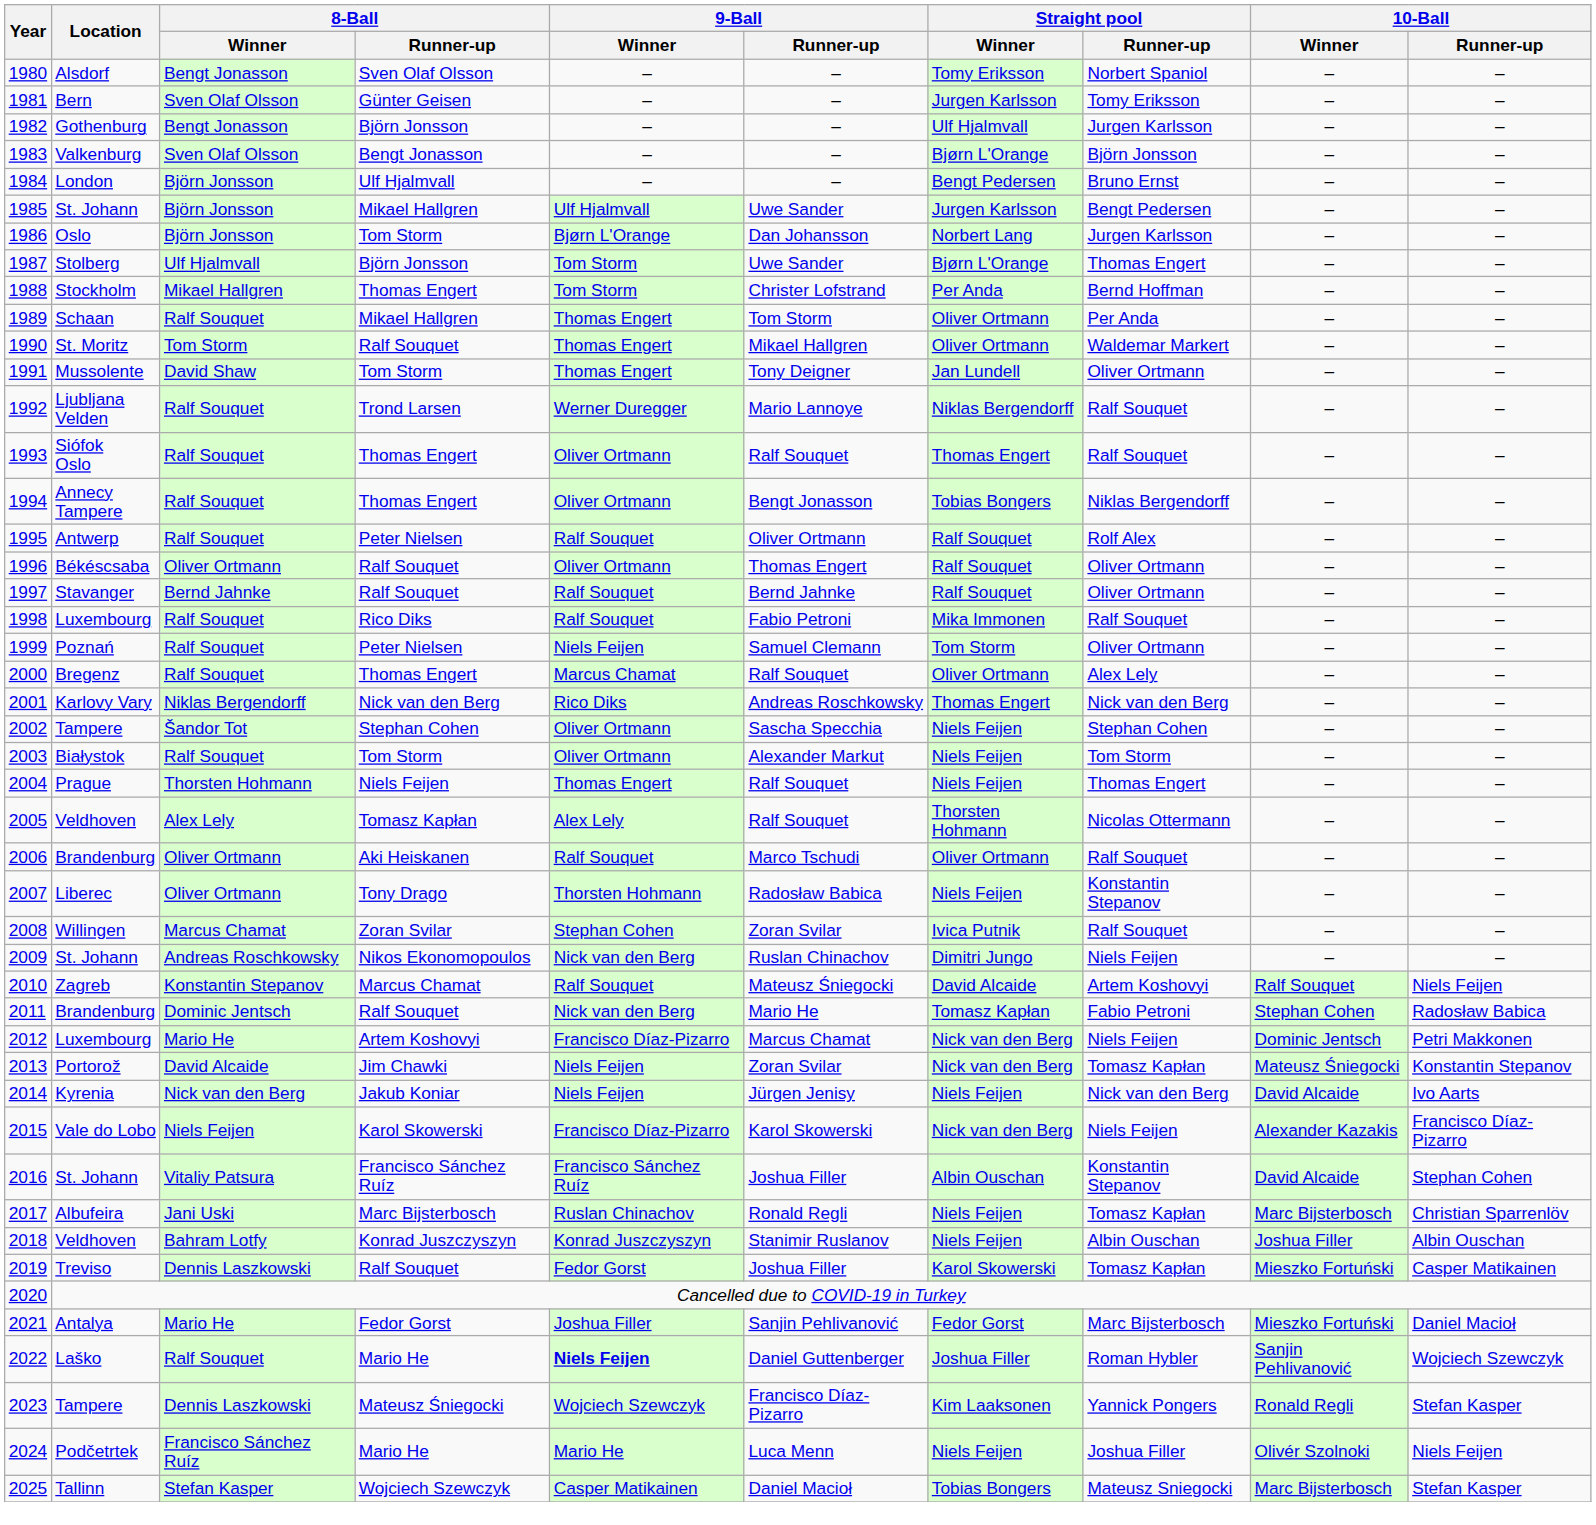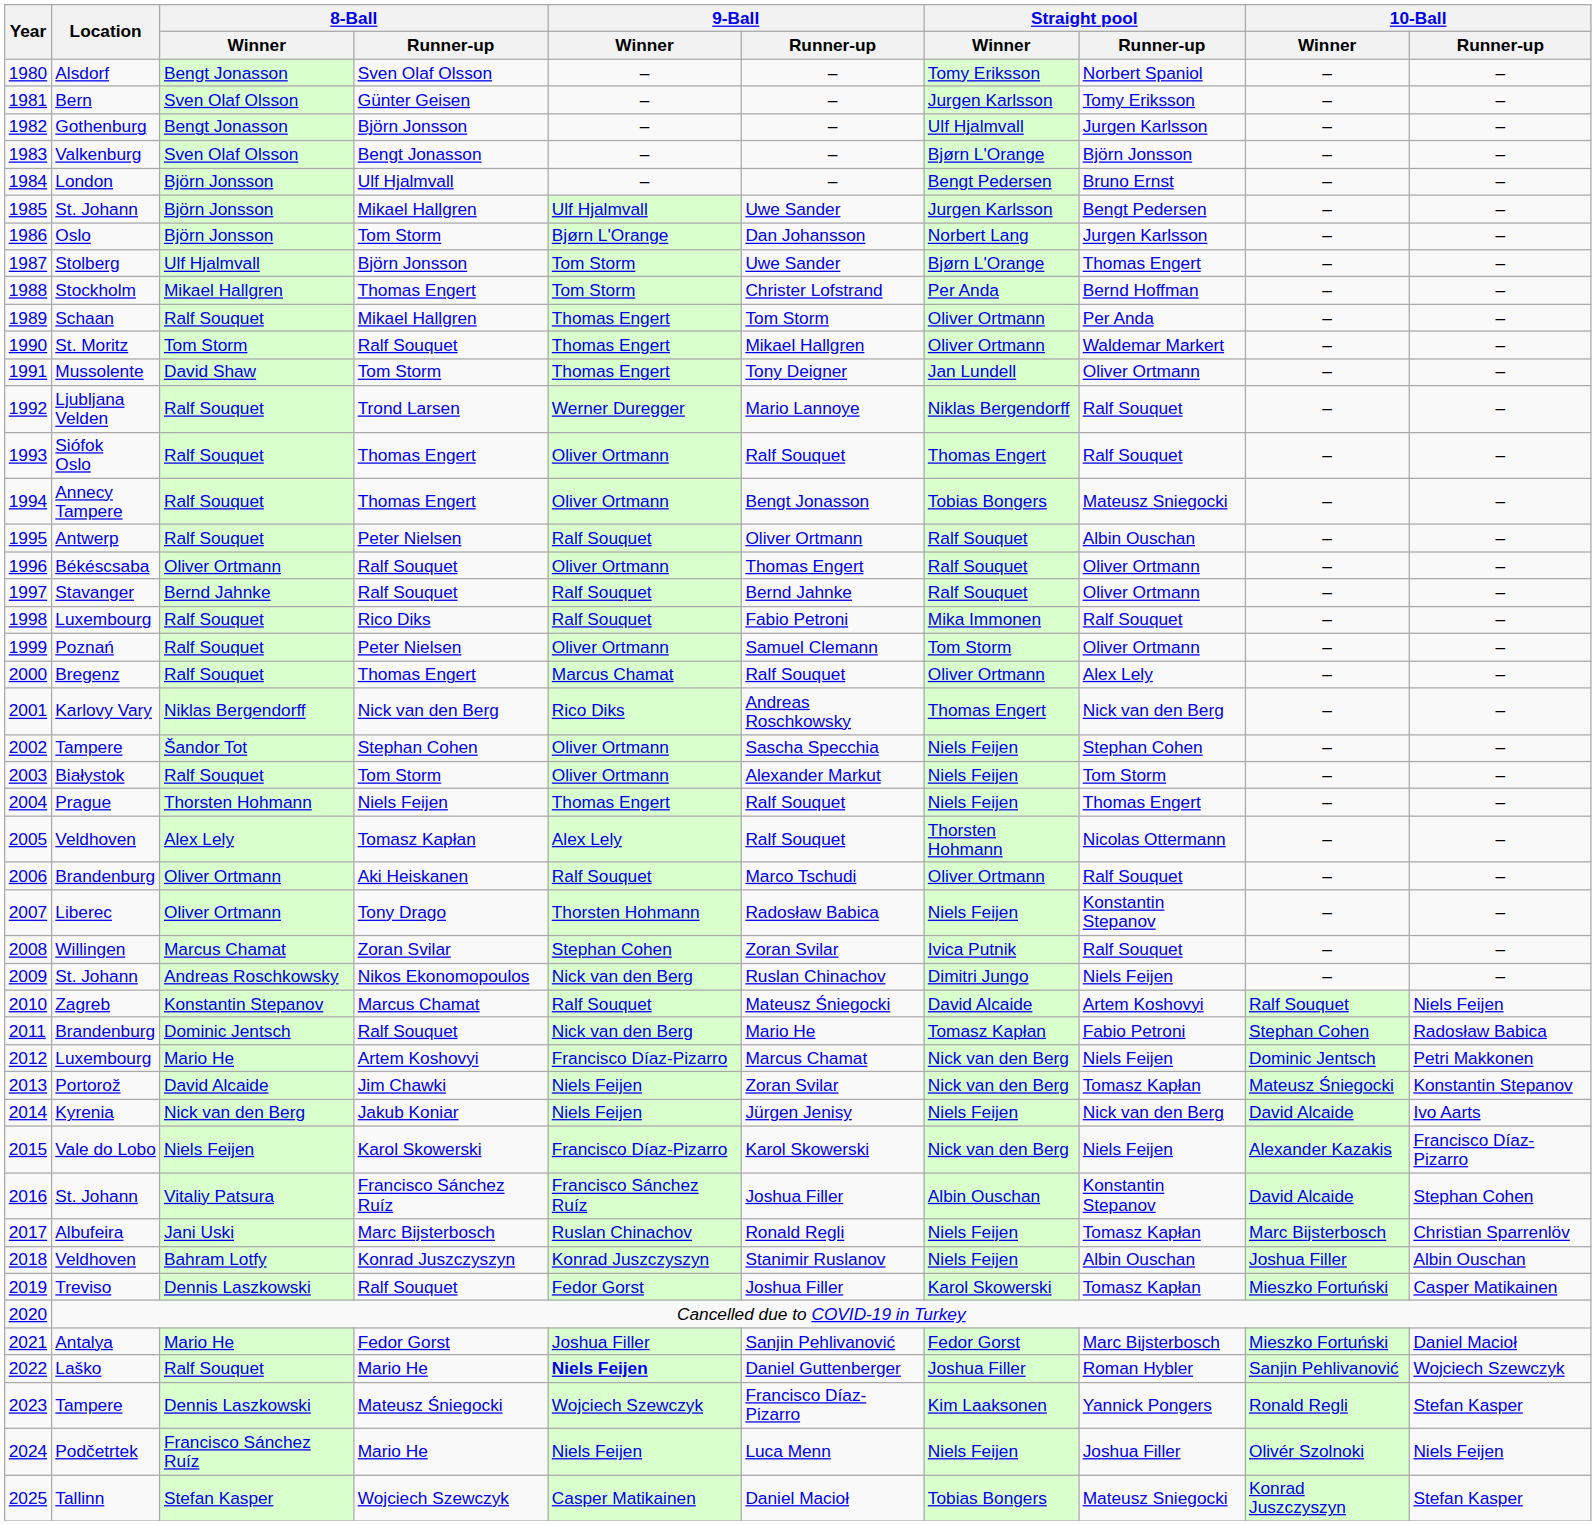(1158, 501) Niklas Bergendorff -> (1155, 501) Mateusz Sniegocki
(1122, 538) Rolf Alex -> (1139, 538) Albin Ouschan
(599, 647) Niels Feijen -> (610, 647) Oliver Ortmann
(589, 1451) Mario He -> (597, 1451) Niels Feijen
(1323, 1488) Marc Bijsterbosch -> (1297, 1497) Konrad Juszczyszyn
